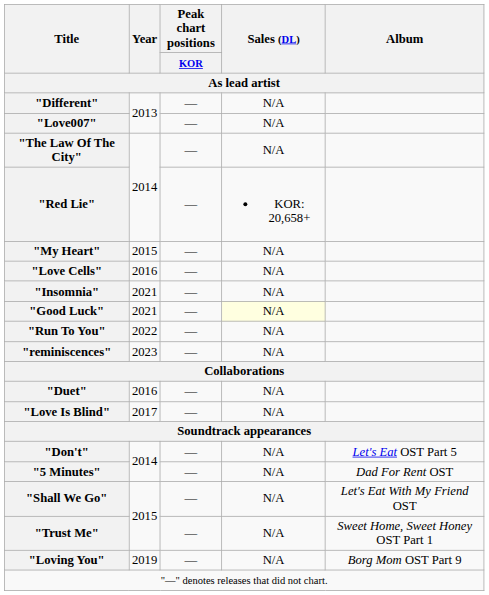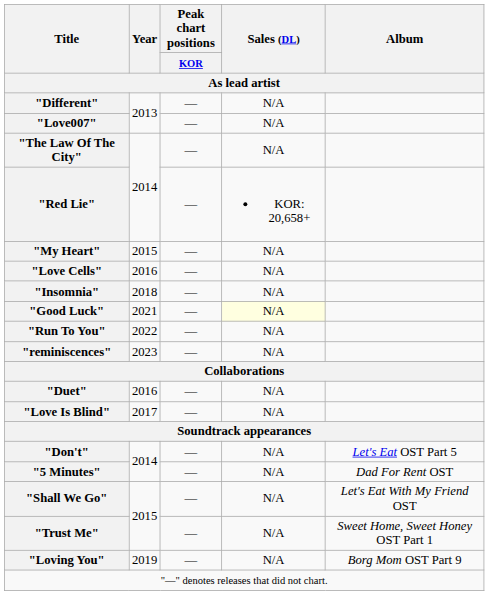(145, 291) 2021 -> (145, 291) 2018
